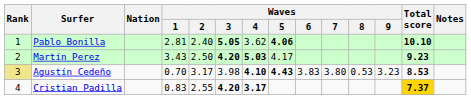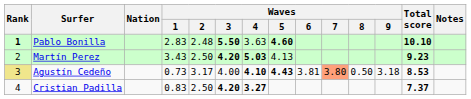(18, 42) normal -> (18, 42) bold
(175, 42) 2.81 -> (175, 42) 2.83
(202, 42) 2.40 -> (202, 42) 2.48
(229, 42) 5.05 -> (229, 42) 5.50
(255, 42) 3.62 -> (255, 42) 3.63
(282, 42) 4.06 -> (282, 42) 4.60
(282, 57) 4.17 -> (282, 57) 4.13
(175, 72) 0.70 -> (175, 72) 0.73
(229, 72) 3.98 -> (229, 72) 4.00
(308, 72) 3.83 -> (308, 72) 3.81
(335, 72) no background -> (335, 72) lightsalmon background
(362, 72) 0.53 -> (362, 72) 0.50
(388, 72) 3.23 -> (388, 72) 3.18
(202, 87) 2.55 -> (202, 87) 2.50
(255, 87) 3.17 -> (255, 87) 3.27
(418, 87) gold background -> (418, 87) no background
